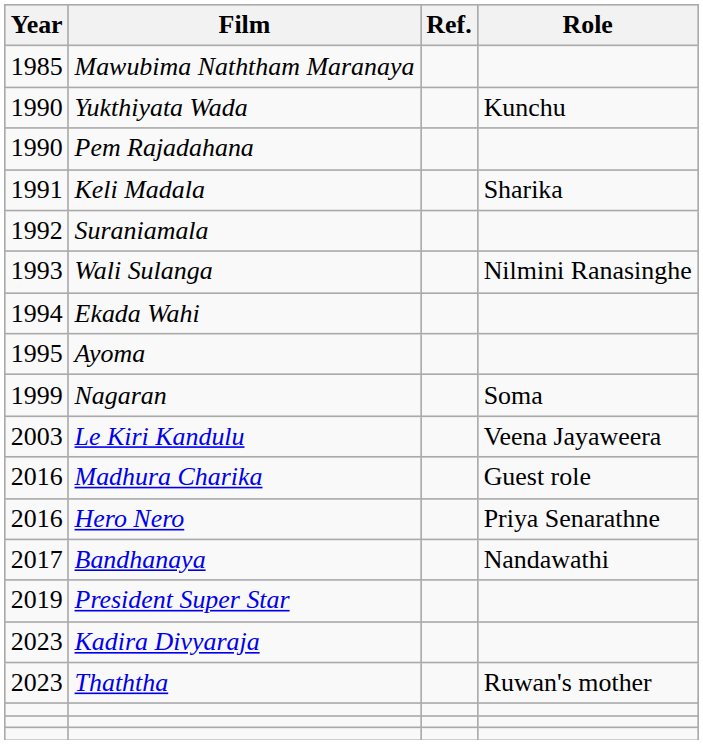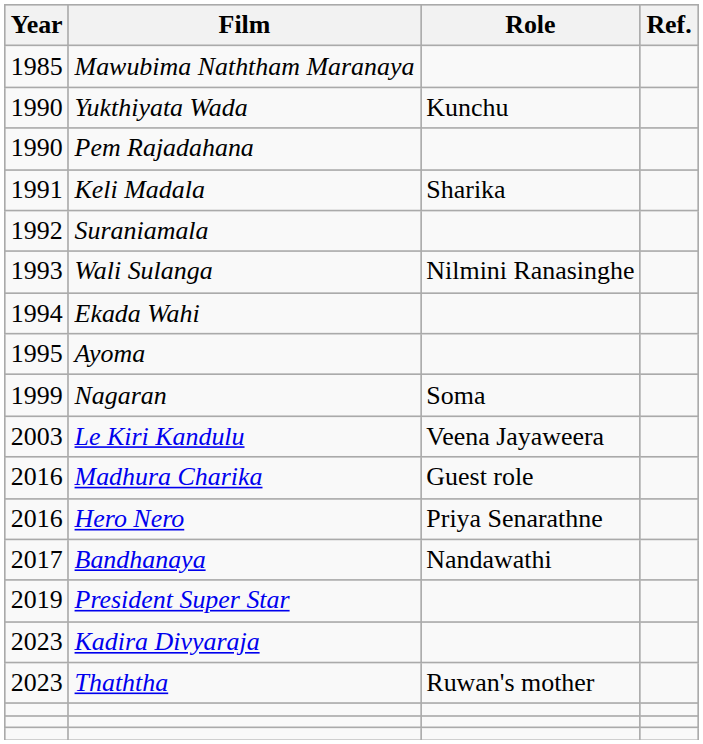columns swapped: (588, 25) <-> (449, 25)
